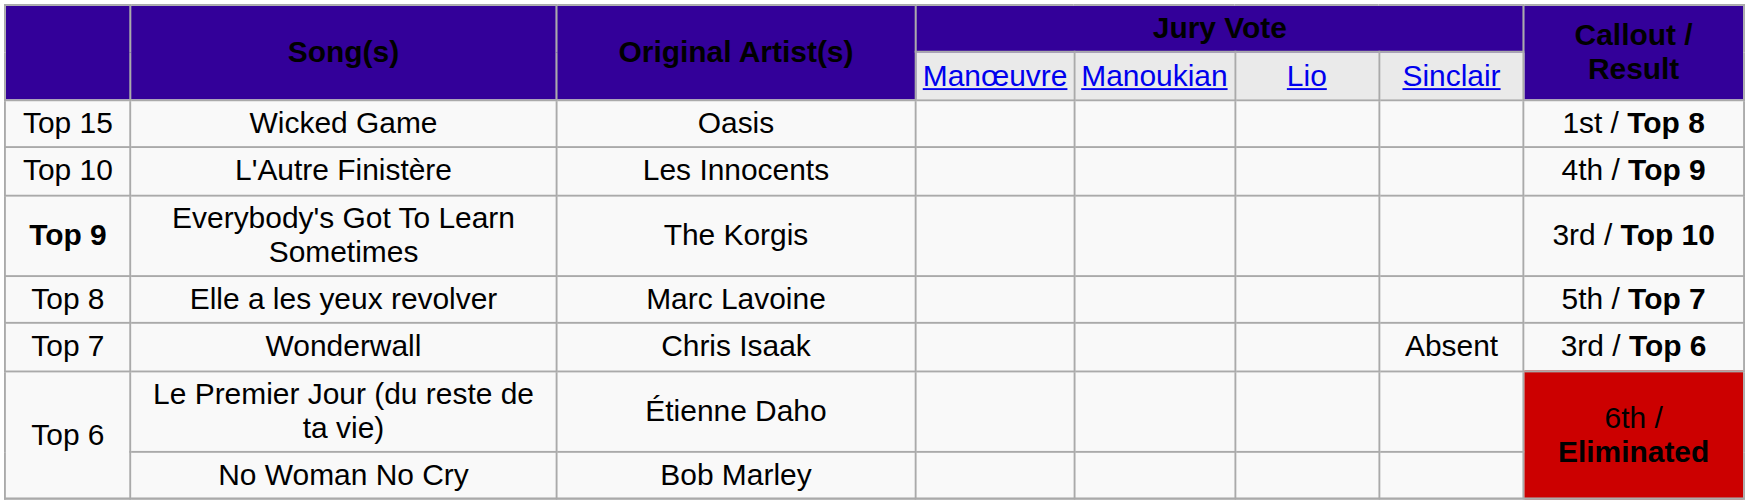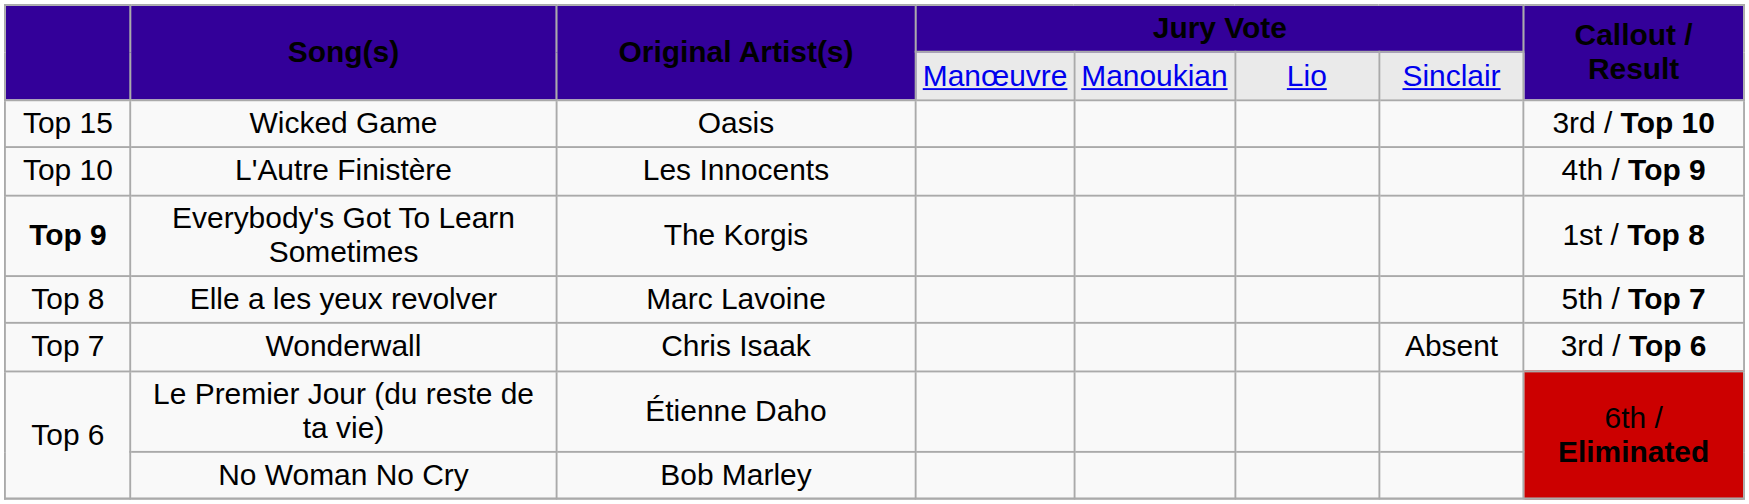(1634, 123) 1st / Top 8 -> (1634, 123) 3rd / Top 10
(1634, 234) 3rd / Top 10 -> (1634, 234) 1st / Top 8
